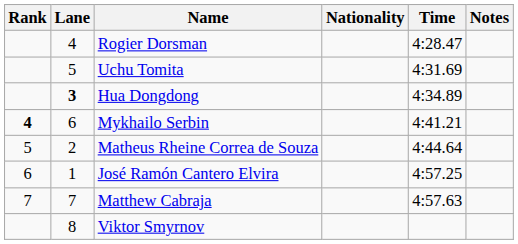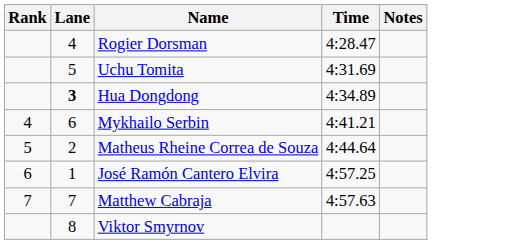- column: (365, 17)
(28, 122) bold -> (28, 122) normal
